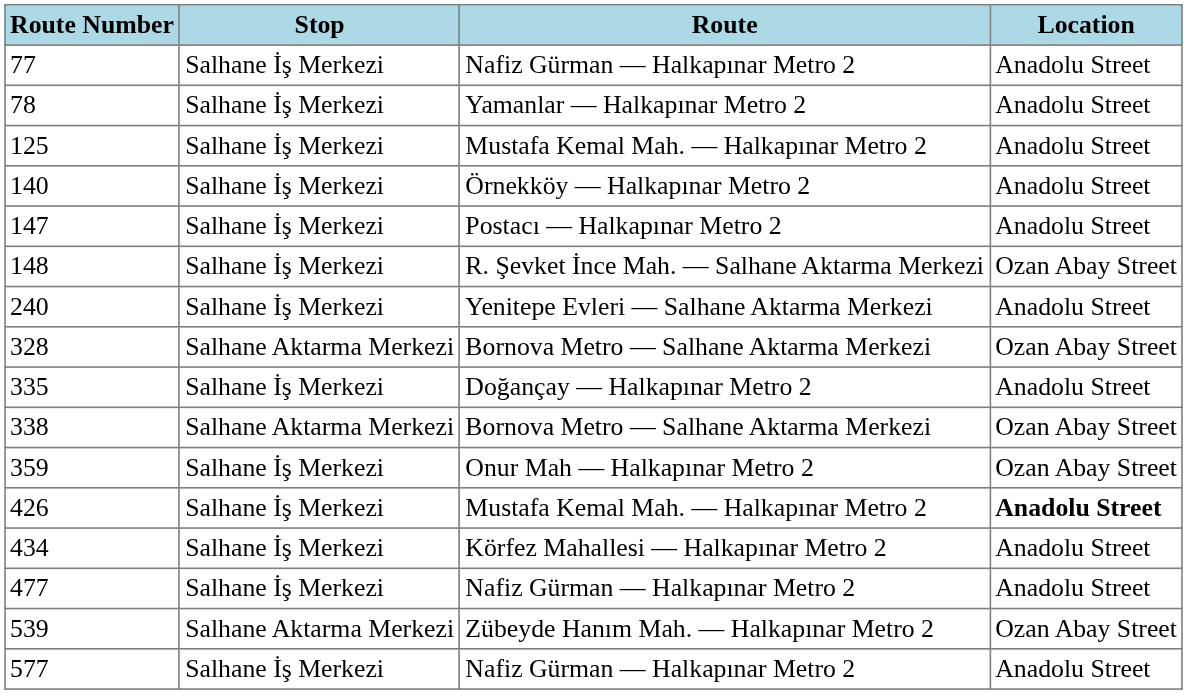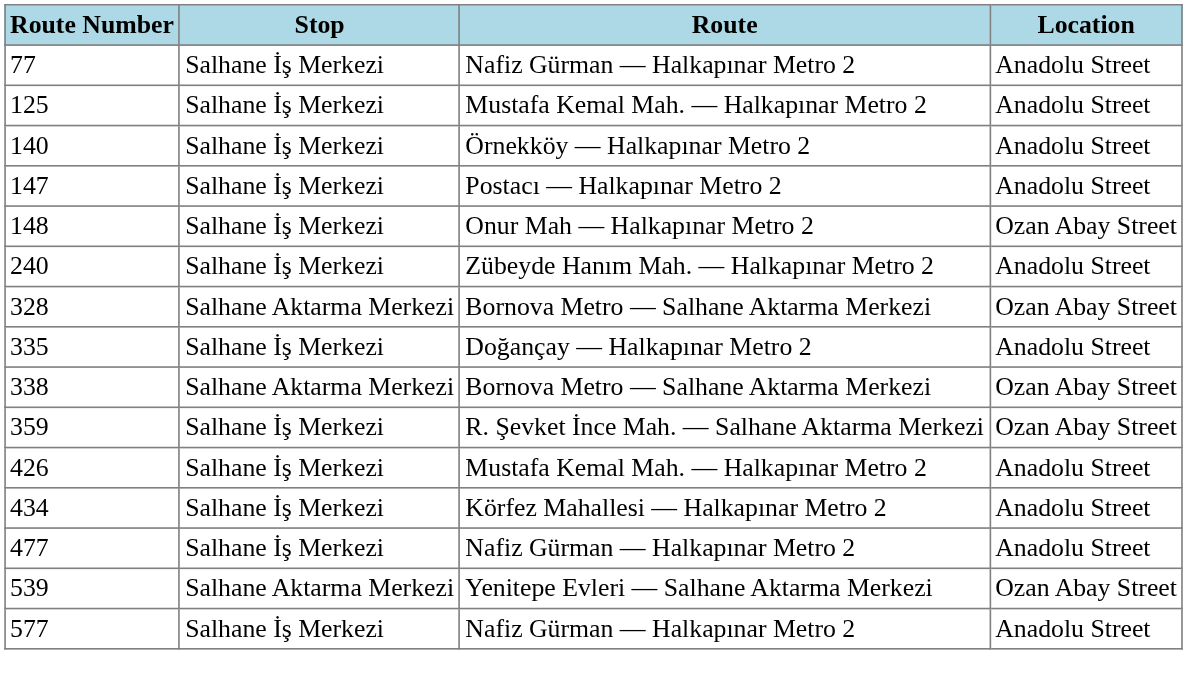- row: (23, 105)
(725, 266) R. Şevket İnce Mah. — Salhane Aktarma Merkezi -> (640, 225) Onur Mah — Halkapınar Metro 2
(699, 306) Yenitepe Evleri — Salhane Aktarma Merkezi -> (700, 266) Zübeyde Hanım Mah. — Halkapınar Metro 2
(640, 467) Onur Mah — Halkapınar Metro 2 -> (725, 427) R. Şevket İnce Mah. — Salhane Aktarma Merkezi
(1078, 507) bold -> (1073, 467) normal
(700, 628) Zübeyde Hanım Mah. — Halkapınar Metro 2 -> (699, 588) Yenitepe Evleri — Salhane Aktarma Merkezi
